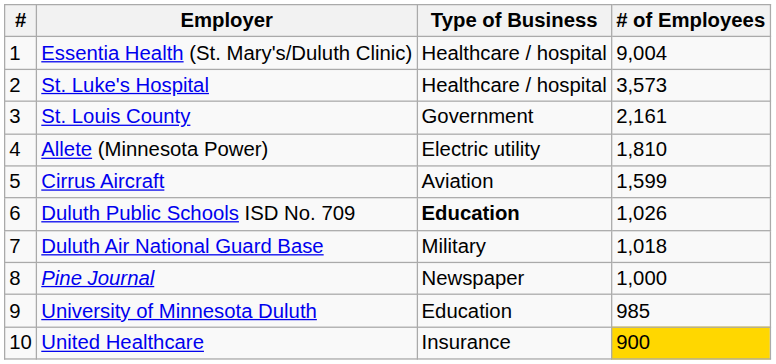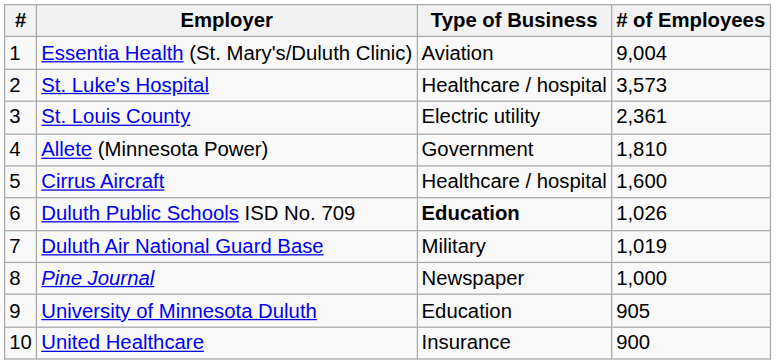(514, 52) Healthcare / hospital -> (458, 52) Aviation
(477, 117) Government -> (481, 117) Electric utility
(642, 117) 2,161 -> (642, 117) 2,361
(481, 149) Electric utility -> (477, 149) Government
(458, 181) Aviation -> (514, 181) Healthcare / hospital
(642, 181) 1,599 -> (642, 181) 1,600
(642, 246) 1,018 -> (642, 246) 1,019
(633, 310) 985 -> (633, 310) 905
(633, 342) gold background -> (633, 342) no background
